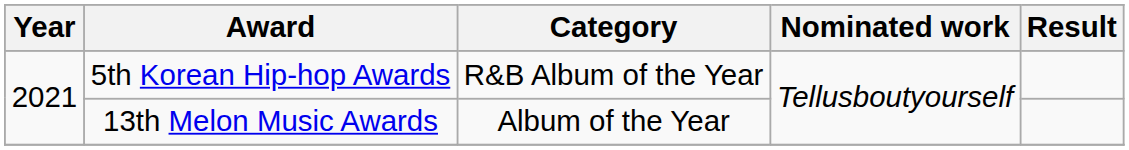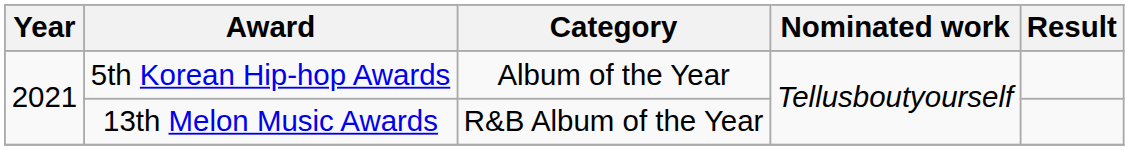(614, 74) R&B Album of the Year -> (614, 74) Album of the Year
(614, 121) Album of the Year -> (614, 121) R&B Album of the Year
